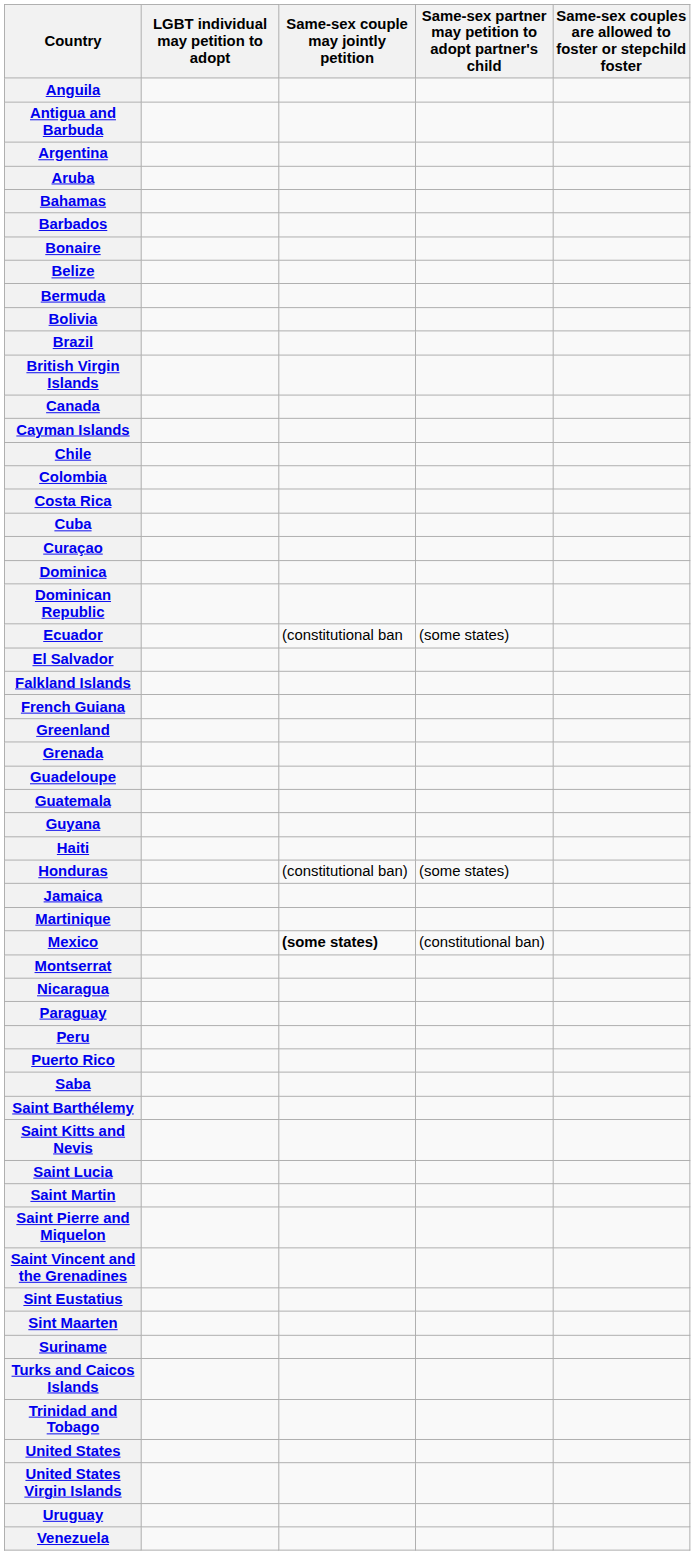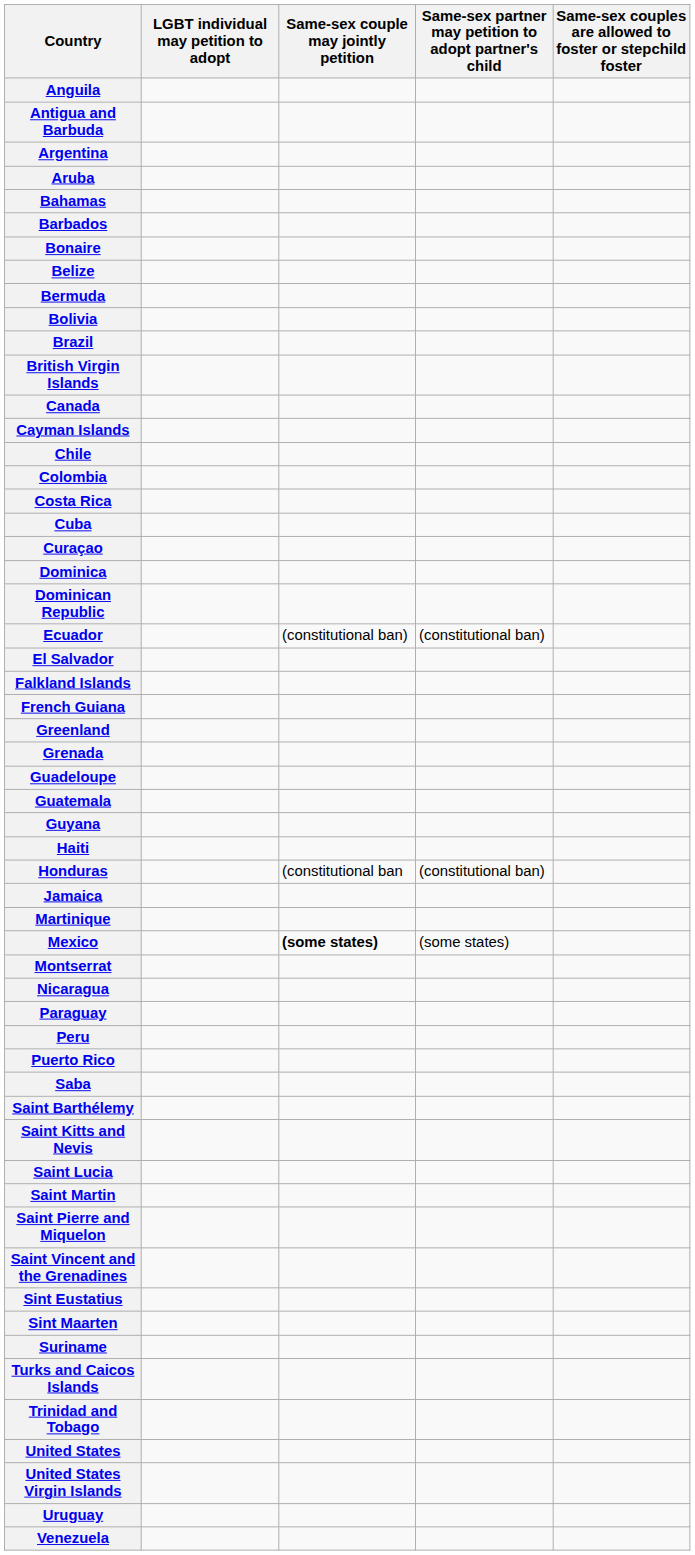(342, 635) (constitutional ban -> (345, 635) (constitutional ban)
(464, 635) (some states) -> (482, 635) (constitutional ban)
(345, 871) (constitutional ban) -> (342, 871) (constitutional ban
(464, 871) (some states) -> (482, 871) (constitutional ban)
(482, 942) (constitutional ban) -> (464, 942) (some states)
